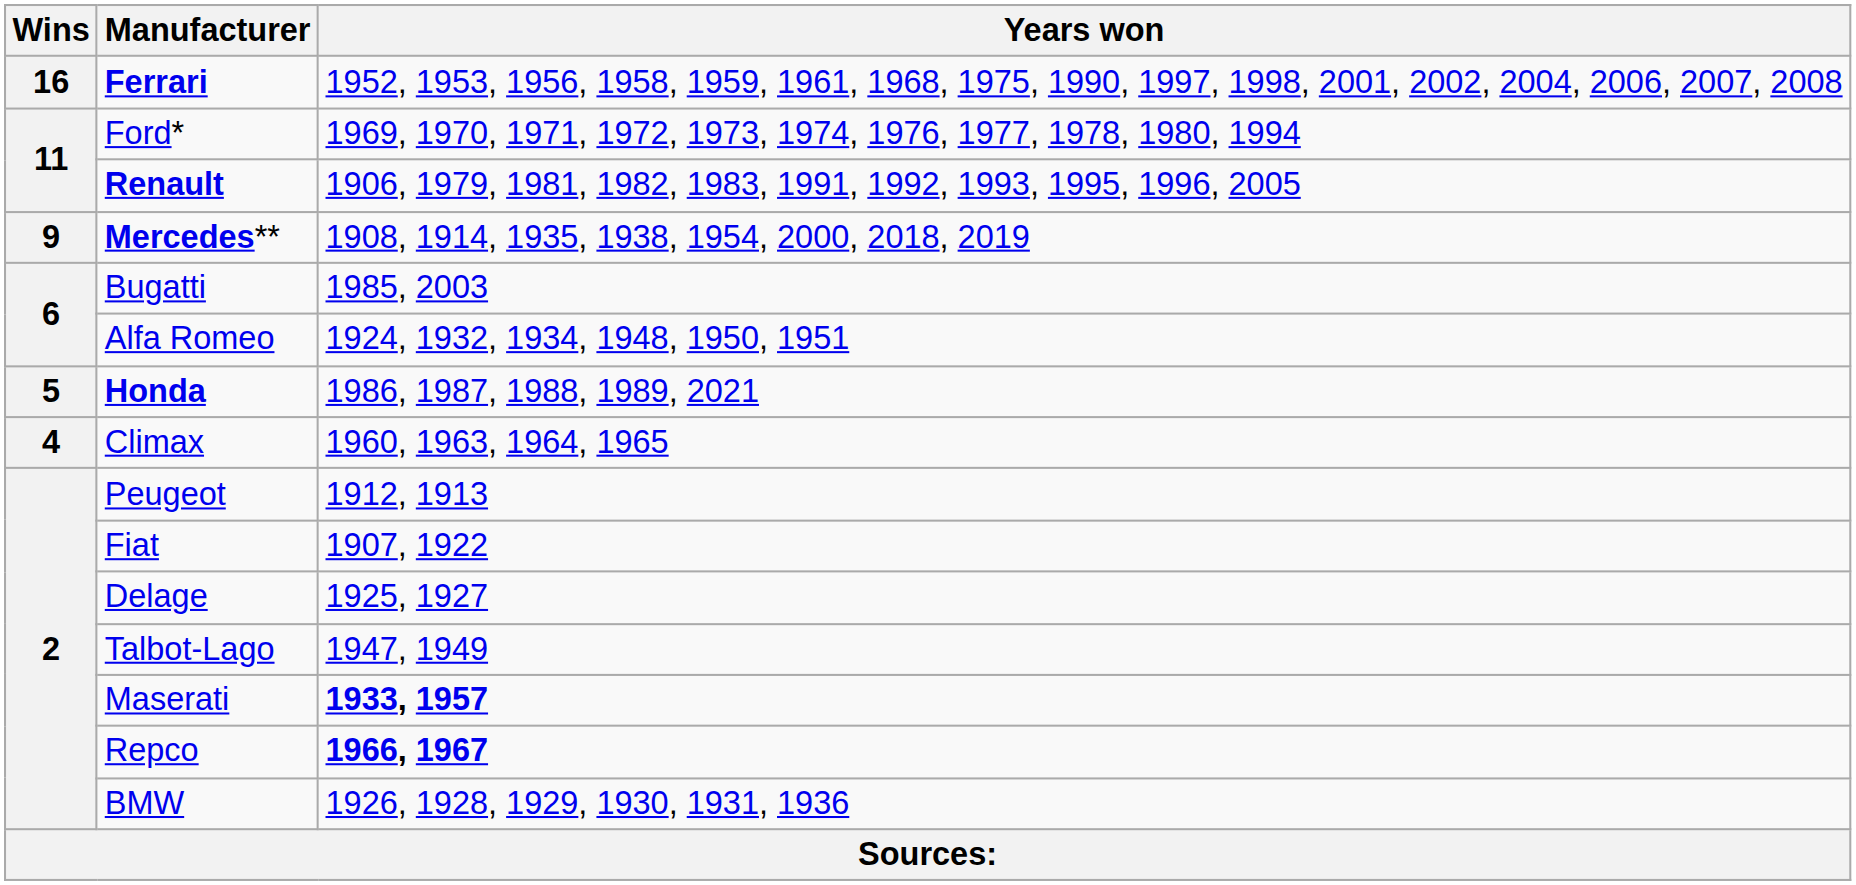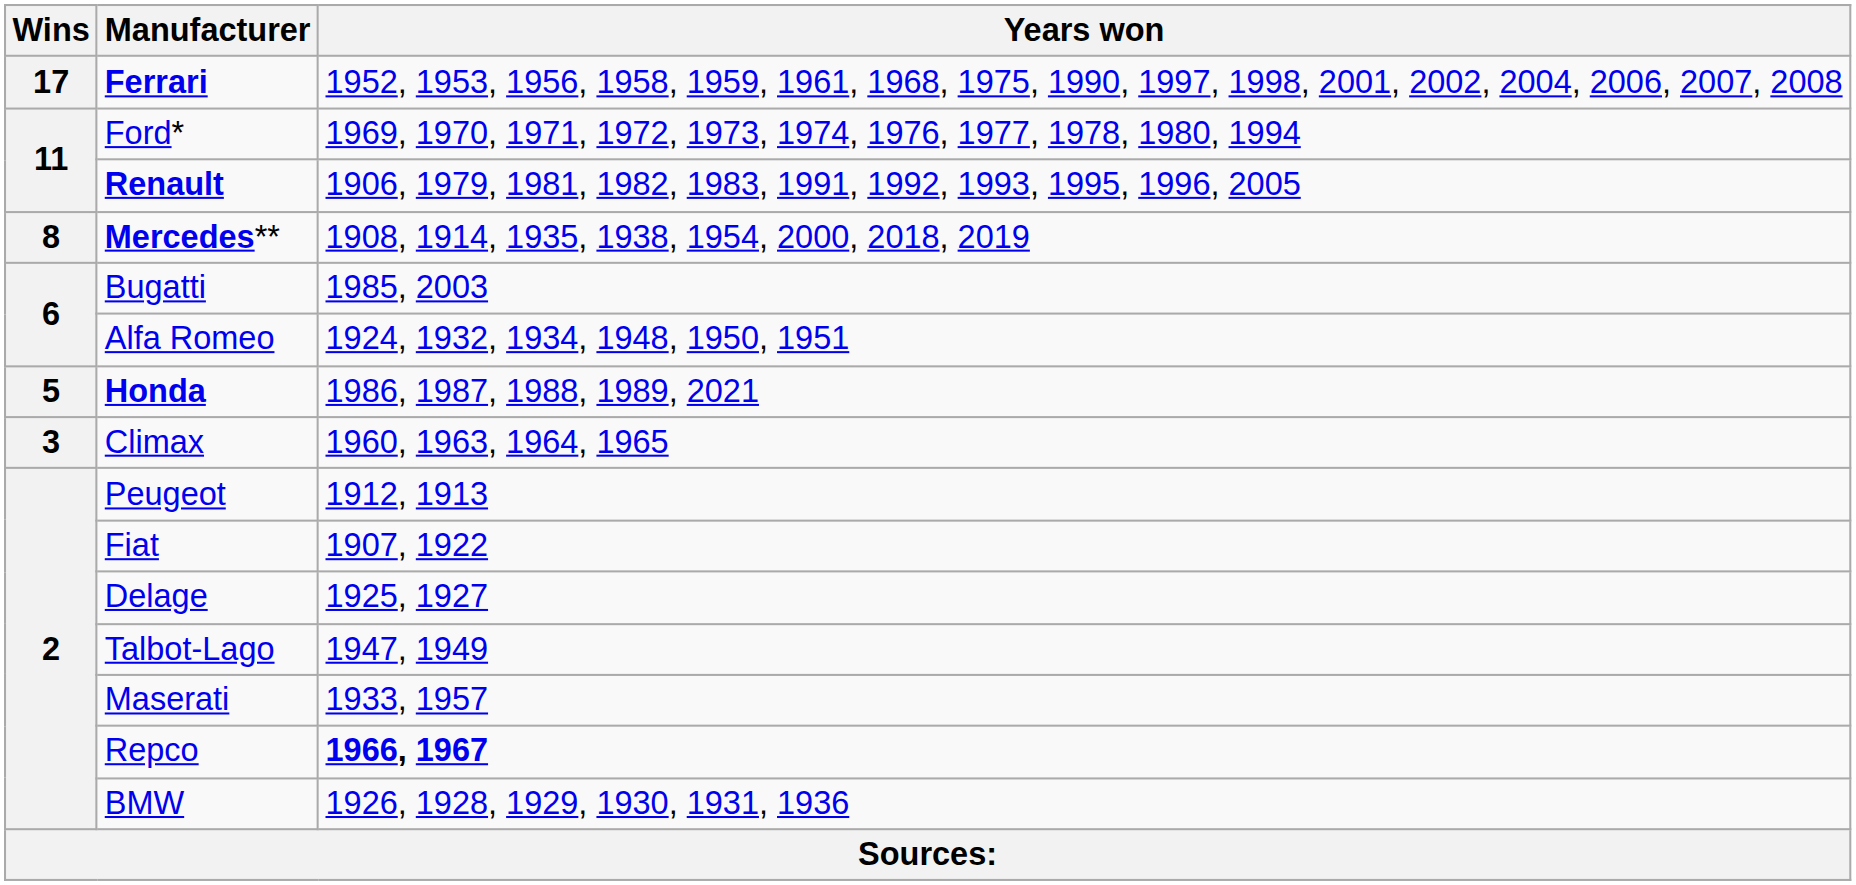(51, 81) 16 -> (51, 81) 17
(51, 236) 9 -> (51, 236) 8
(51, 442) 4 -> (51, 442) 3
(407, 699) bold -> (407, 699) normal
